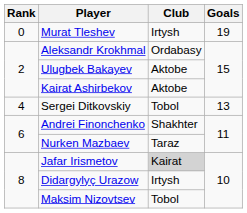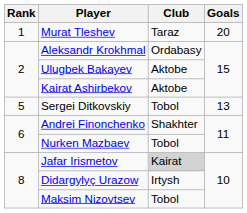(21, 32) 0 -> (21, 32) 1
(165, 32) Irtysh -> (165, 32) Taraz
(223, 32) 19 -> (223, 32) 20
(21, 106) 4 -> (21, 106) 5
(165, 143) Taraz -> (165, 143) Tobol
